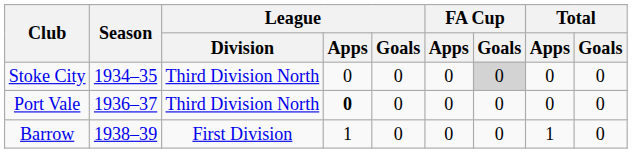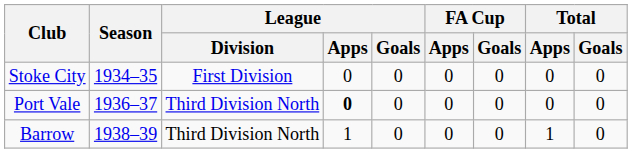(242, 76) Third Division North -> (242, 76) First Division
(499, 76) lightgrey background -> (499, 76) no background
(242, 133) First Division -> (242, 133) Third Division North
